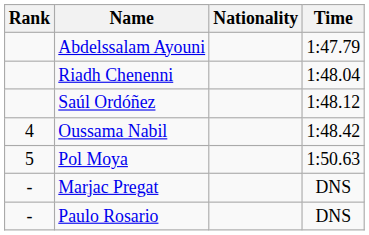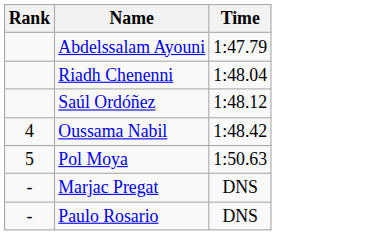- column: (256, 18)
